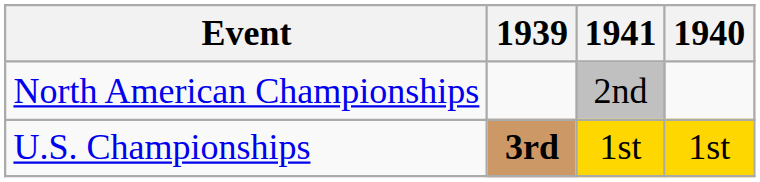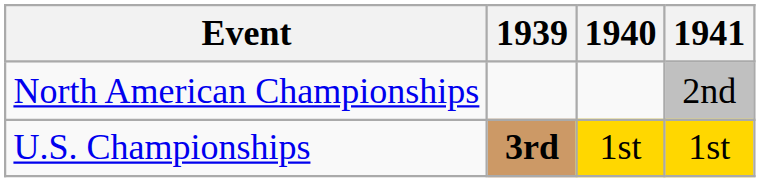columns swapped: (709, 33) <-> (621, 33)
